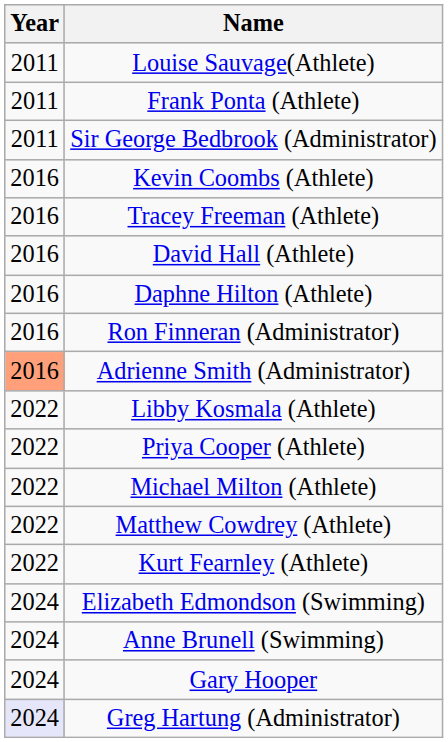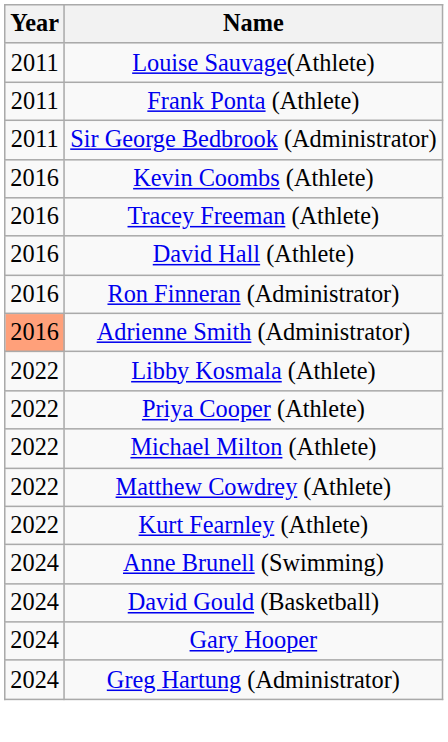- row: (253, 293)
- row: (253, 602)
+ row: (253, 602)
(35, 718) lavender background -> (35, 679) no background
